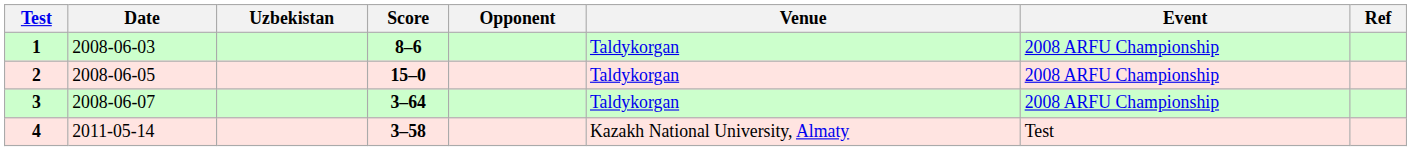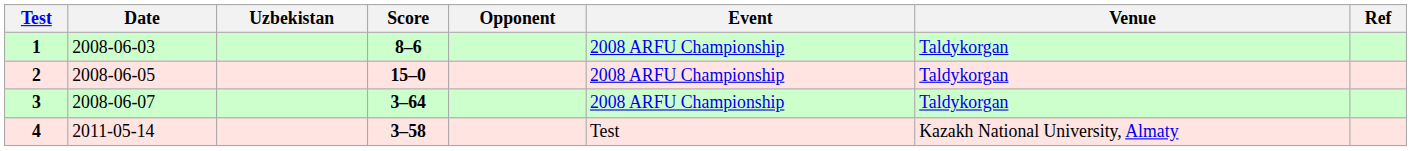columns swapped: (803, 18) <-> (1185, 18)
